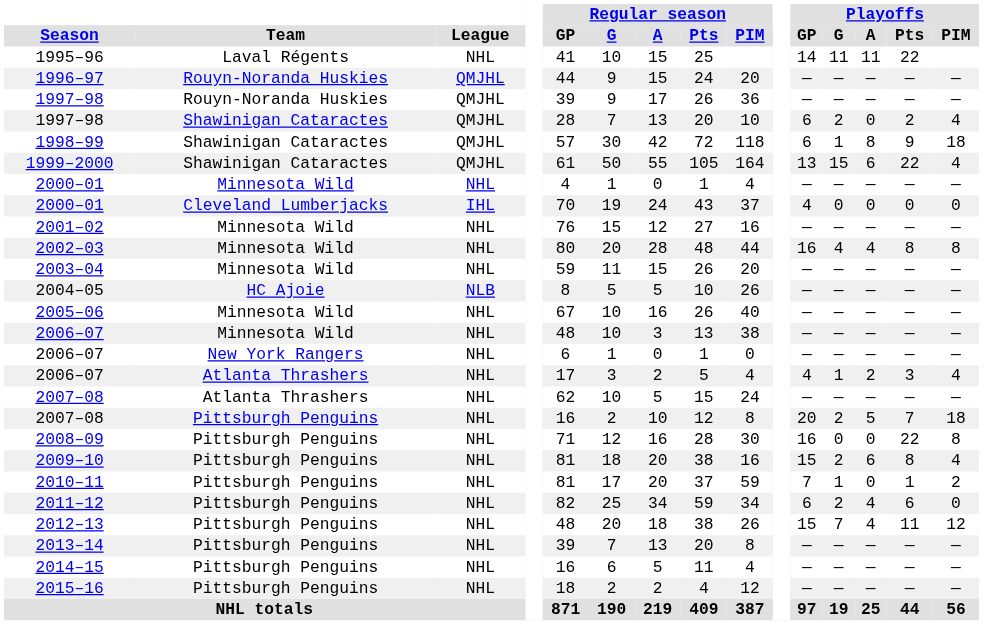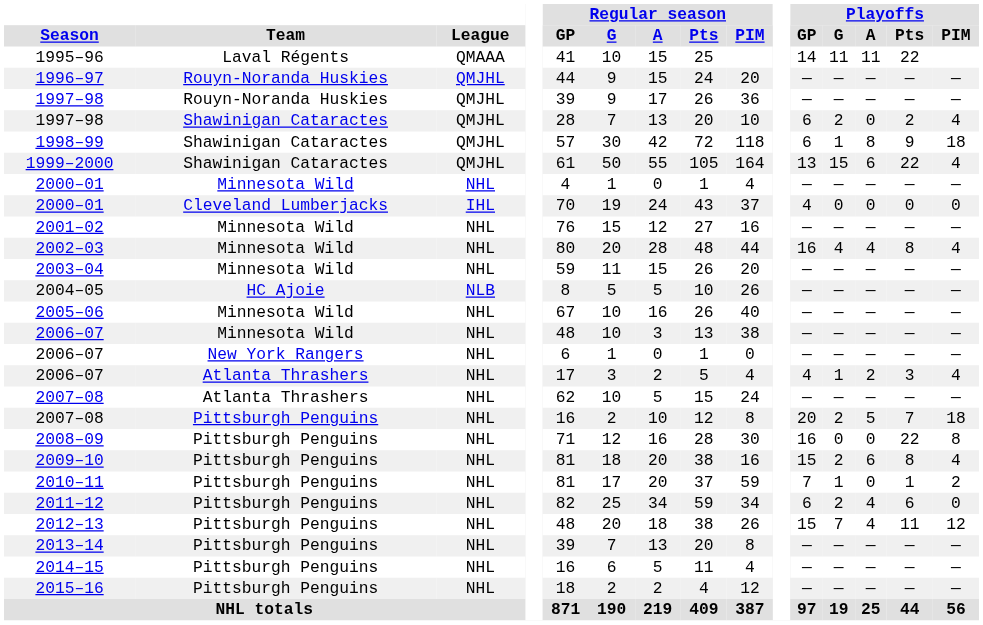(480, 57) NHL -> (480, 57) QMAAA
(956, 248) 8 -> (956, 248) 4
